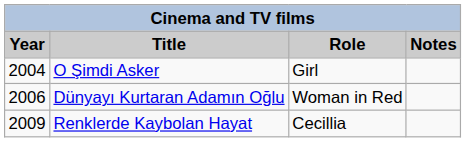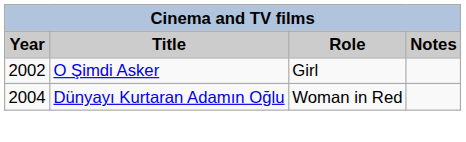(27, 71) 2004 -> (27, 71) 2002
(27, 97) 2006 -> (27, 97) 2004
- row: (153, 124)
